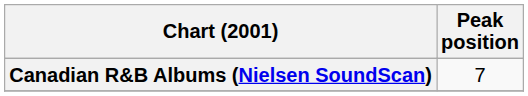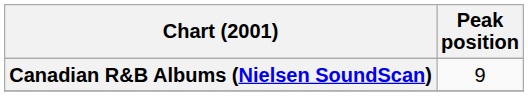(480, 74) 7 -> (480, 74) 9
